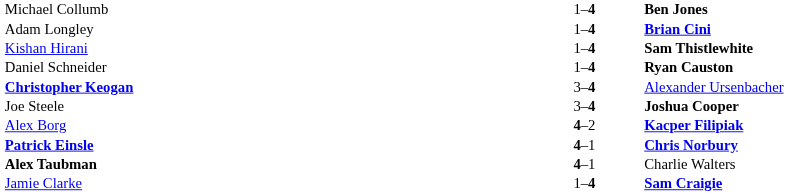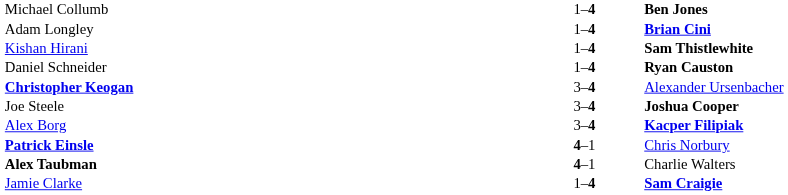(584, 125) 4–2 -> (584, 125) 3–4
(691, 145) bold -> (687, 145) normal
